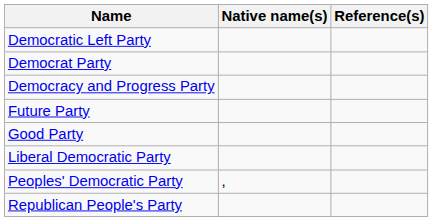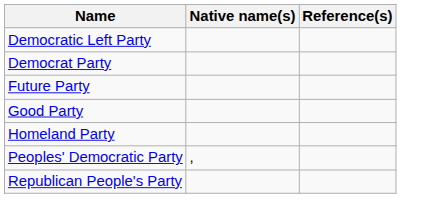- row: (111, 87)
+ row: (61, 134)
- row: (89, 157)
